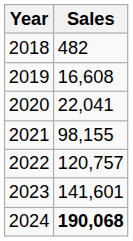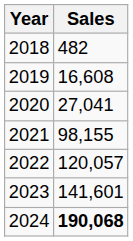(86, 105) 22,041 -> (86, 105) 27,041
(91, 163) 120,757 -> (91, 163) 120,057
